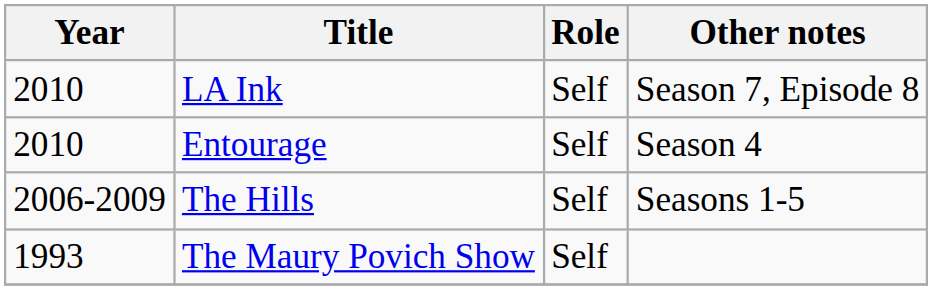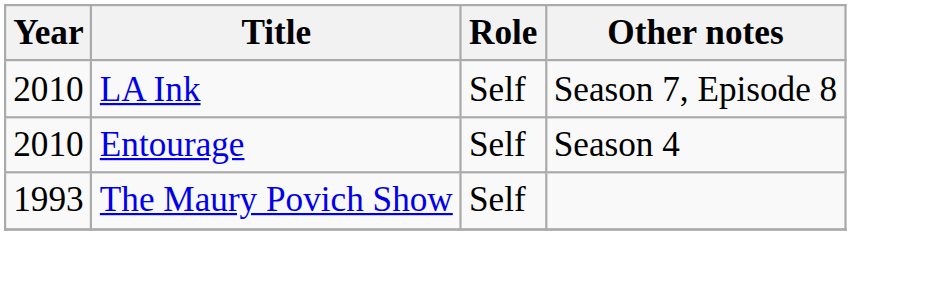- row: (248, 199)
